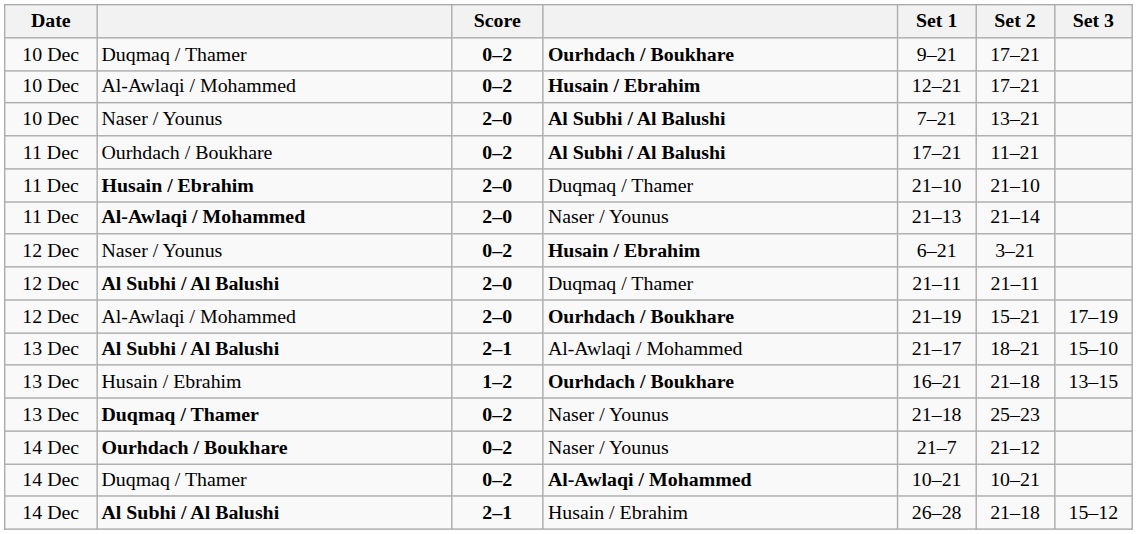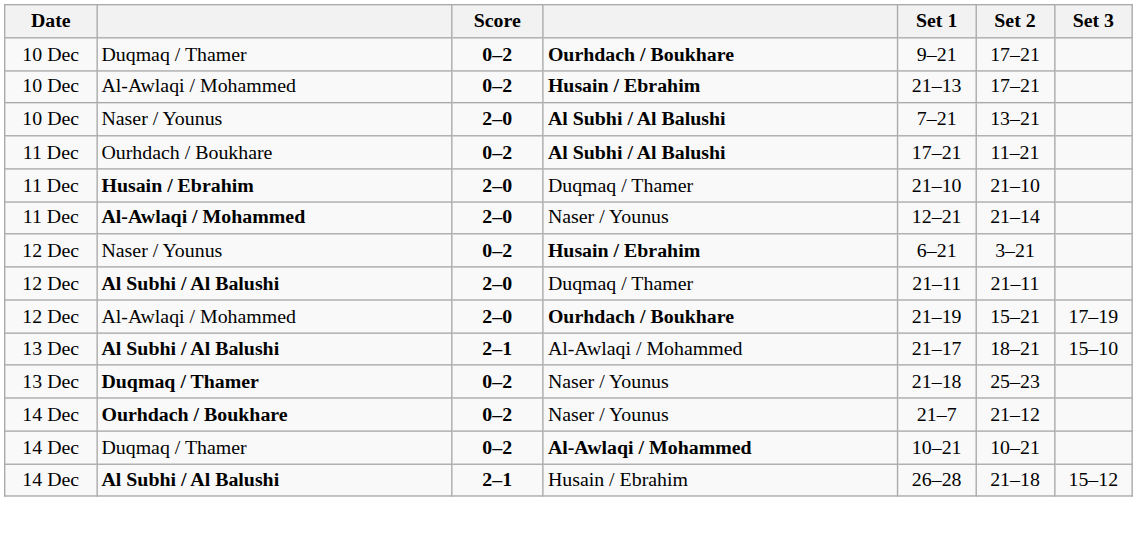(937, 86) 12–21 -> (937, 86) 21–13
(937, 217) 21–13 -> (937, 217) 12–21
- row: (172, 381)
